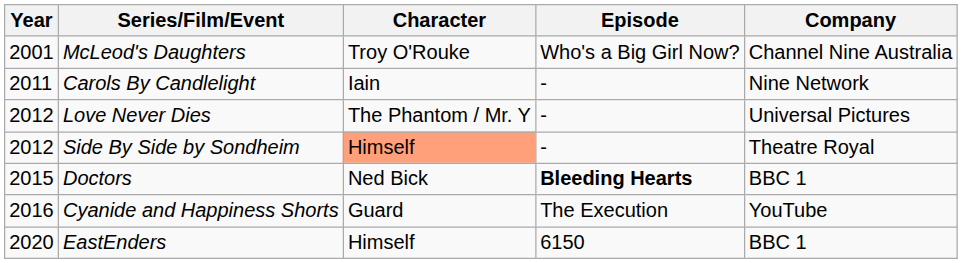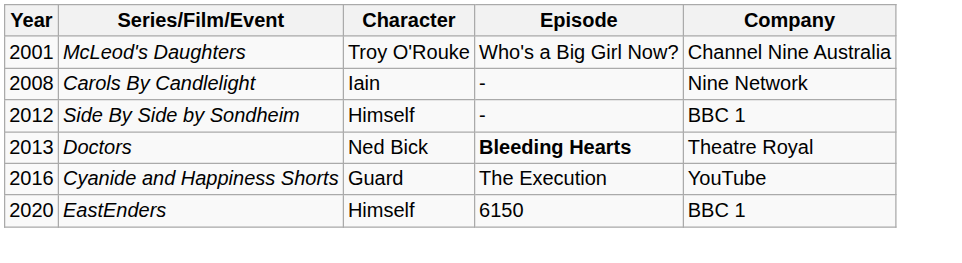(31, 83) 2011 -> (31, 83) 2008
- row: (137, 115)
(381, 147) lightsalmon background -> (381, 115) no background
(812, 147) Theatre Royal -> (717, 115) BBC 1
(31, 178) 2015 -> (31, 147) 2013
(778, 178) BBC 1 -> (751, 147) Theatre Royal
